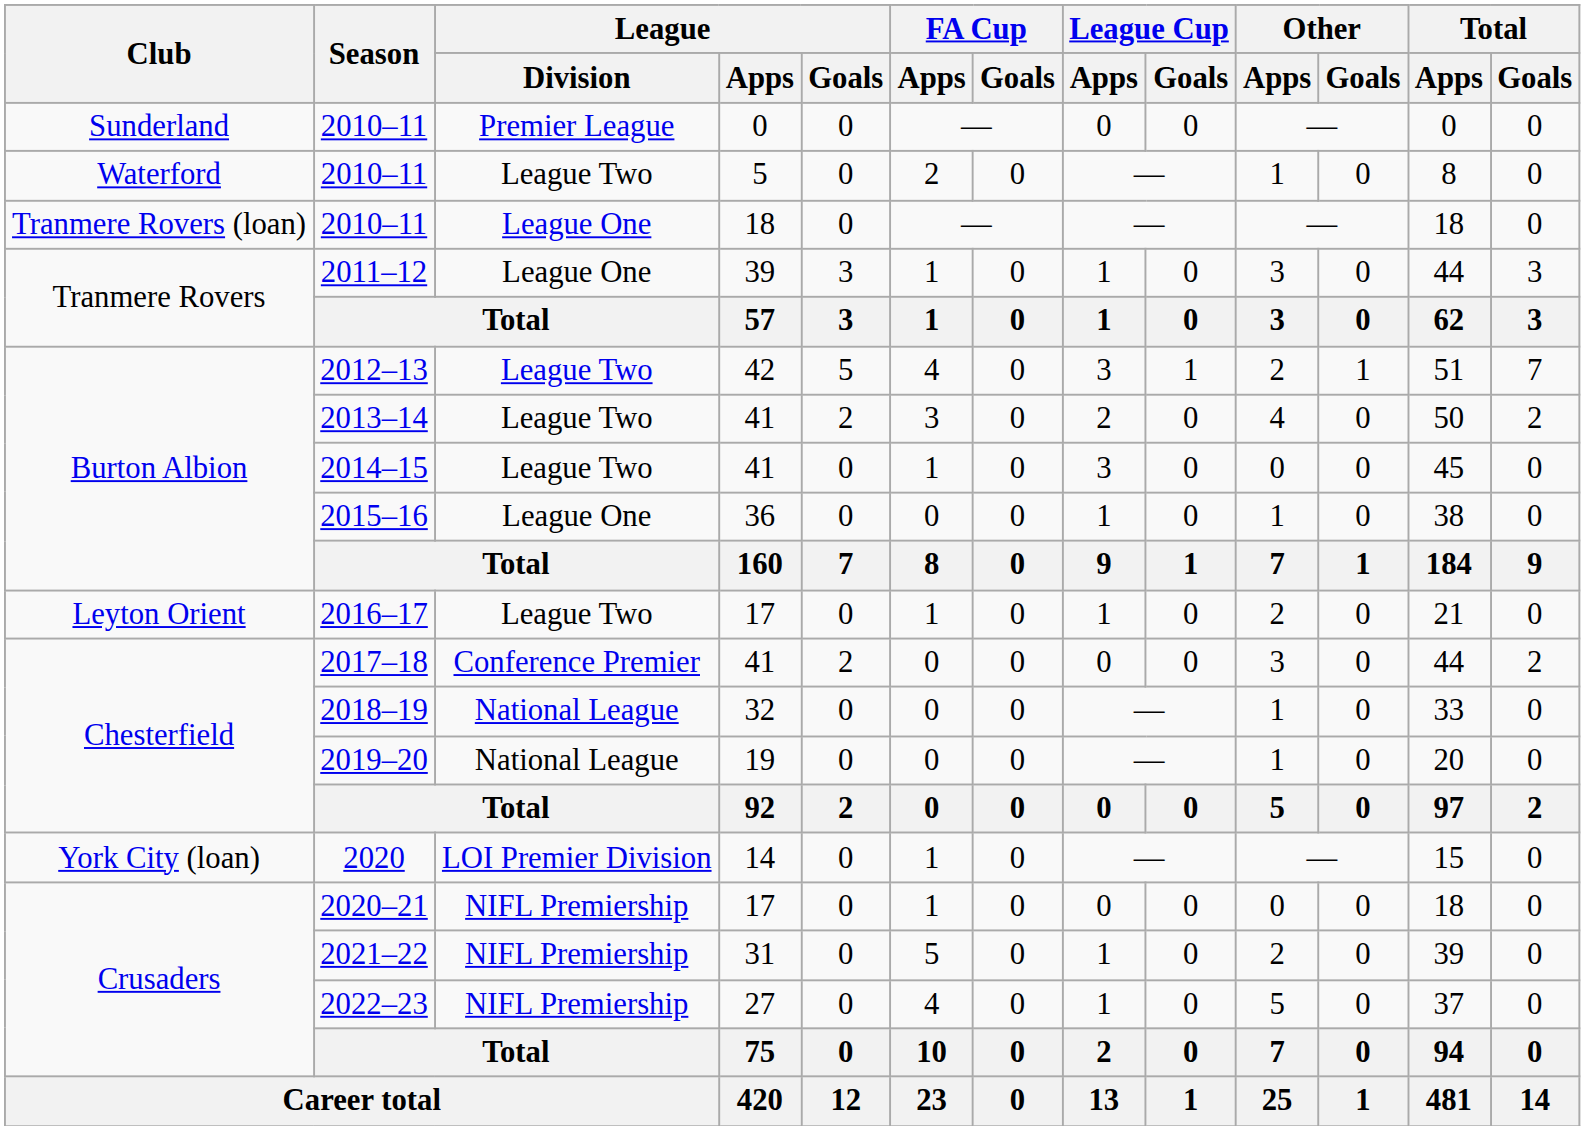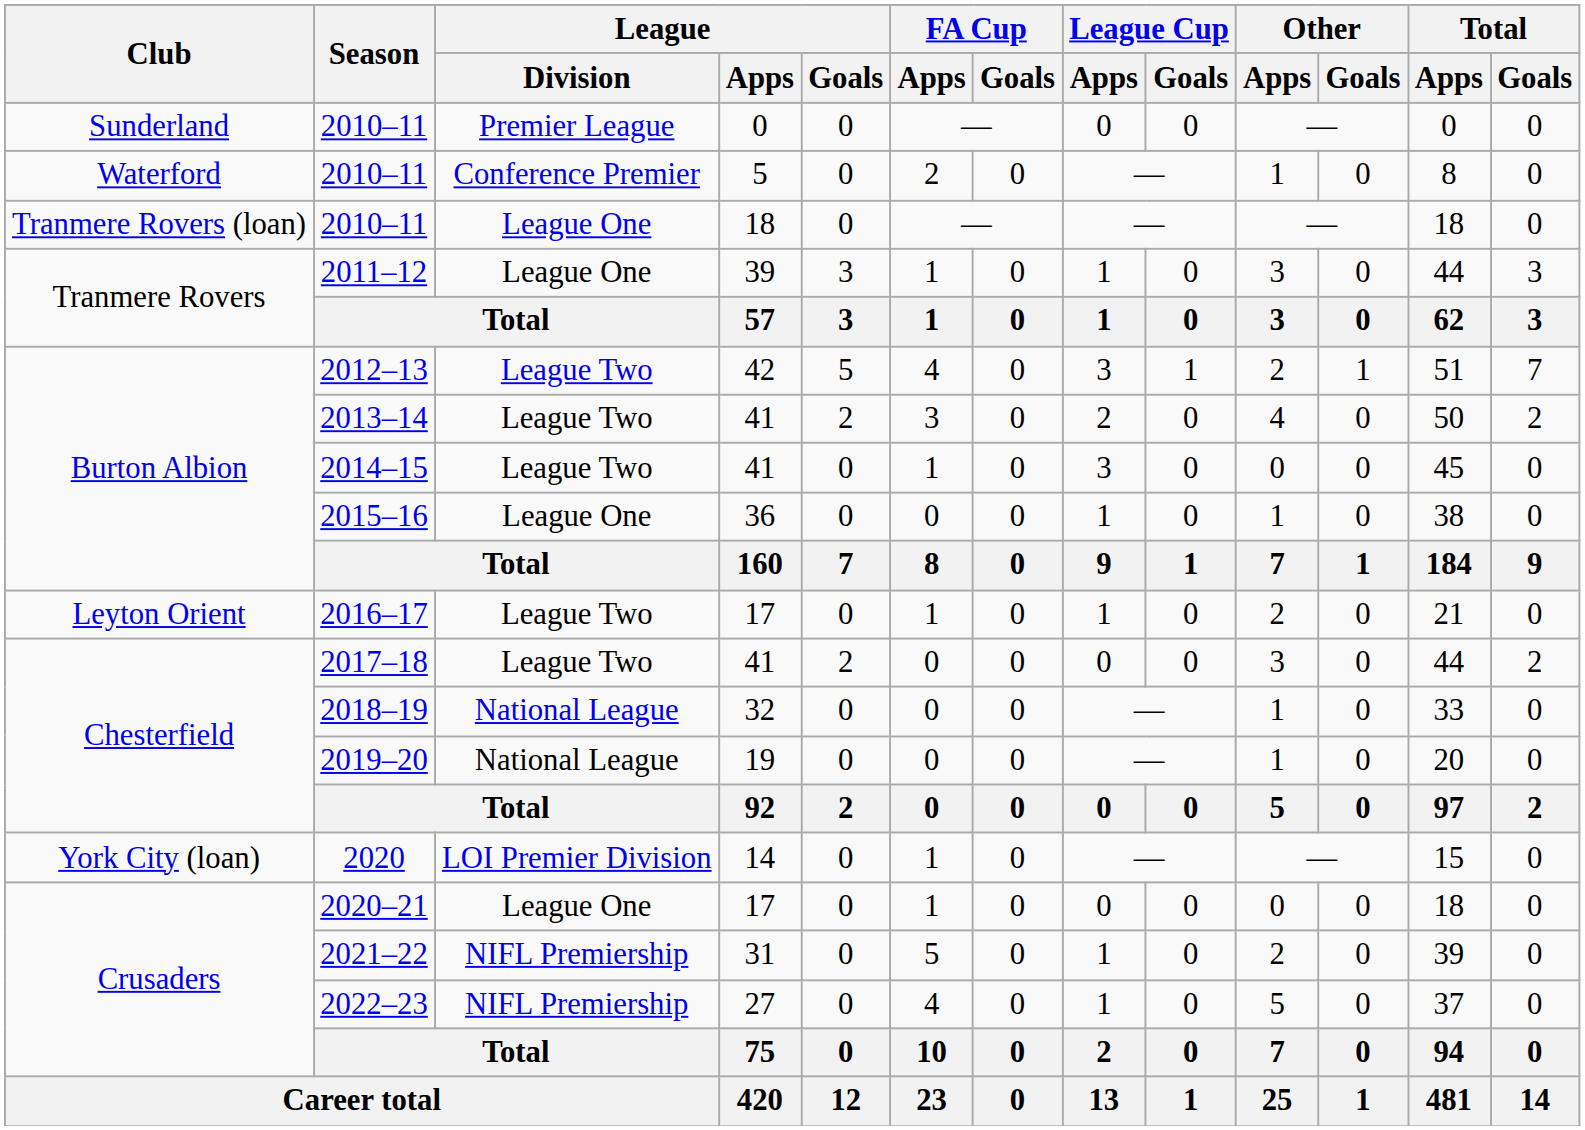(577, 175) League Two -> (577, 175) Conference Premier
(577, 662) Conference Premier -> (577, 662) League Two
(577, 905) NIFL Premiership -> (577, 905) League One
